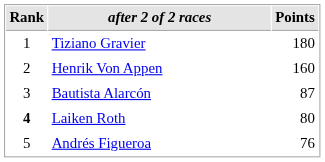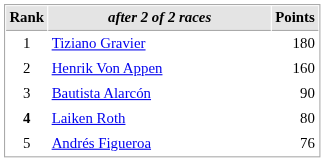(307, 93) 87 -> (307, 93) 90
